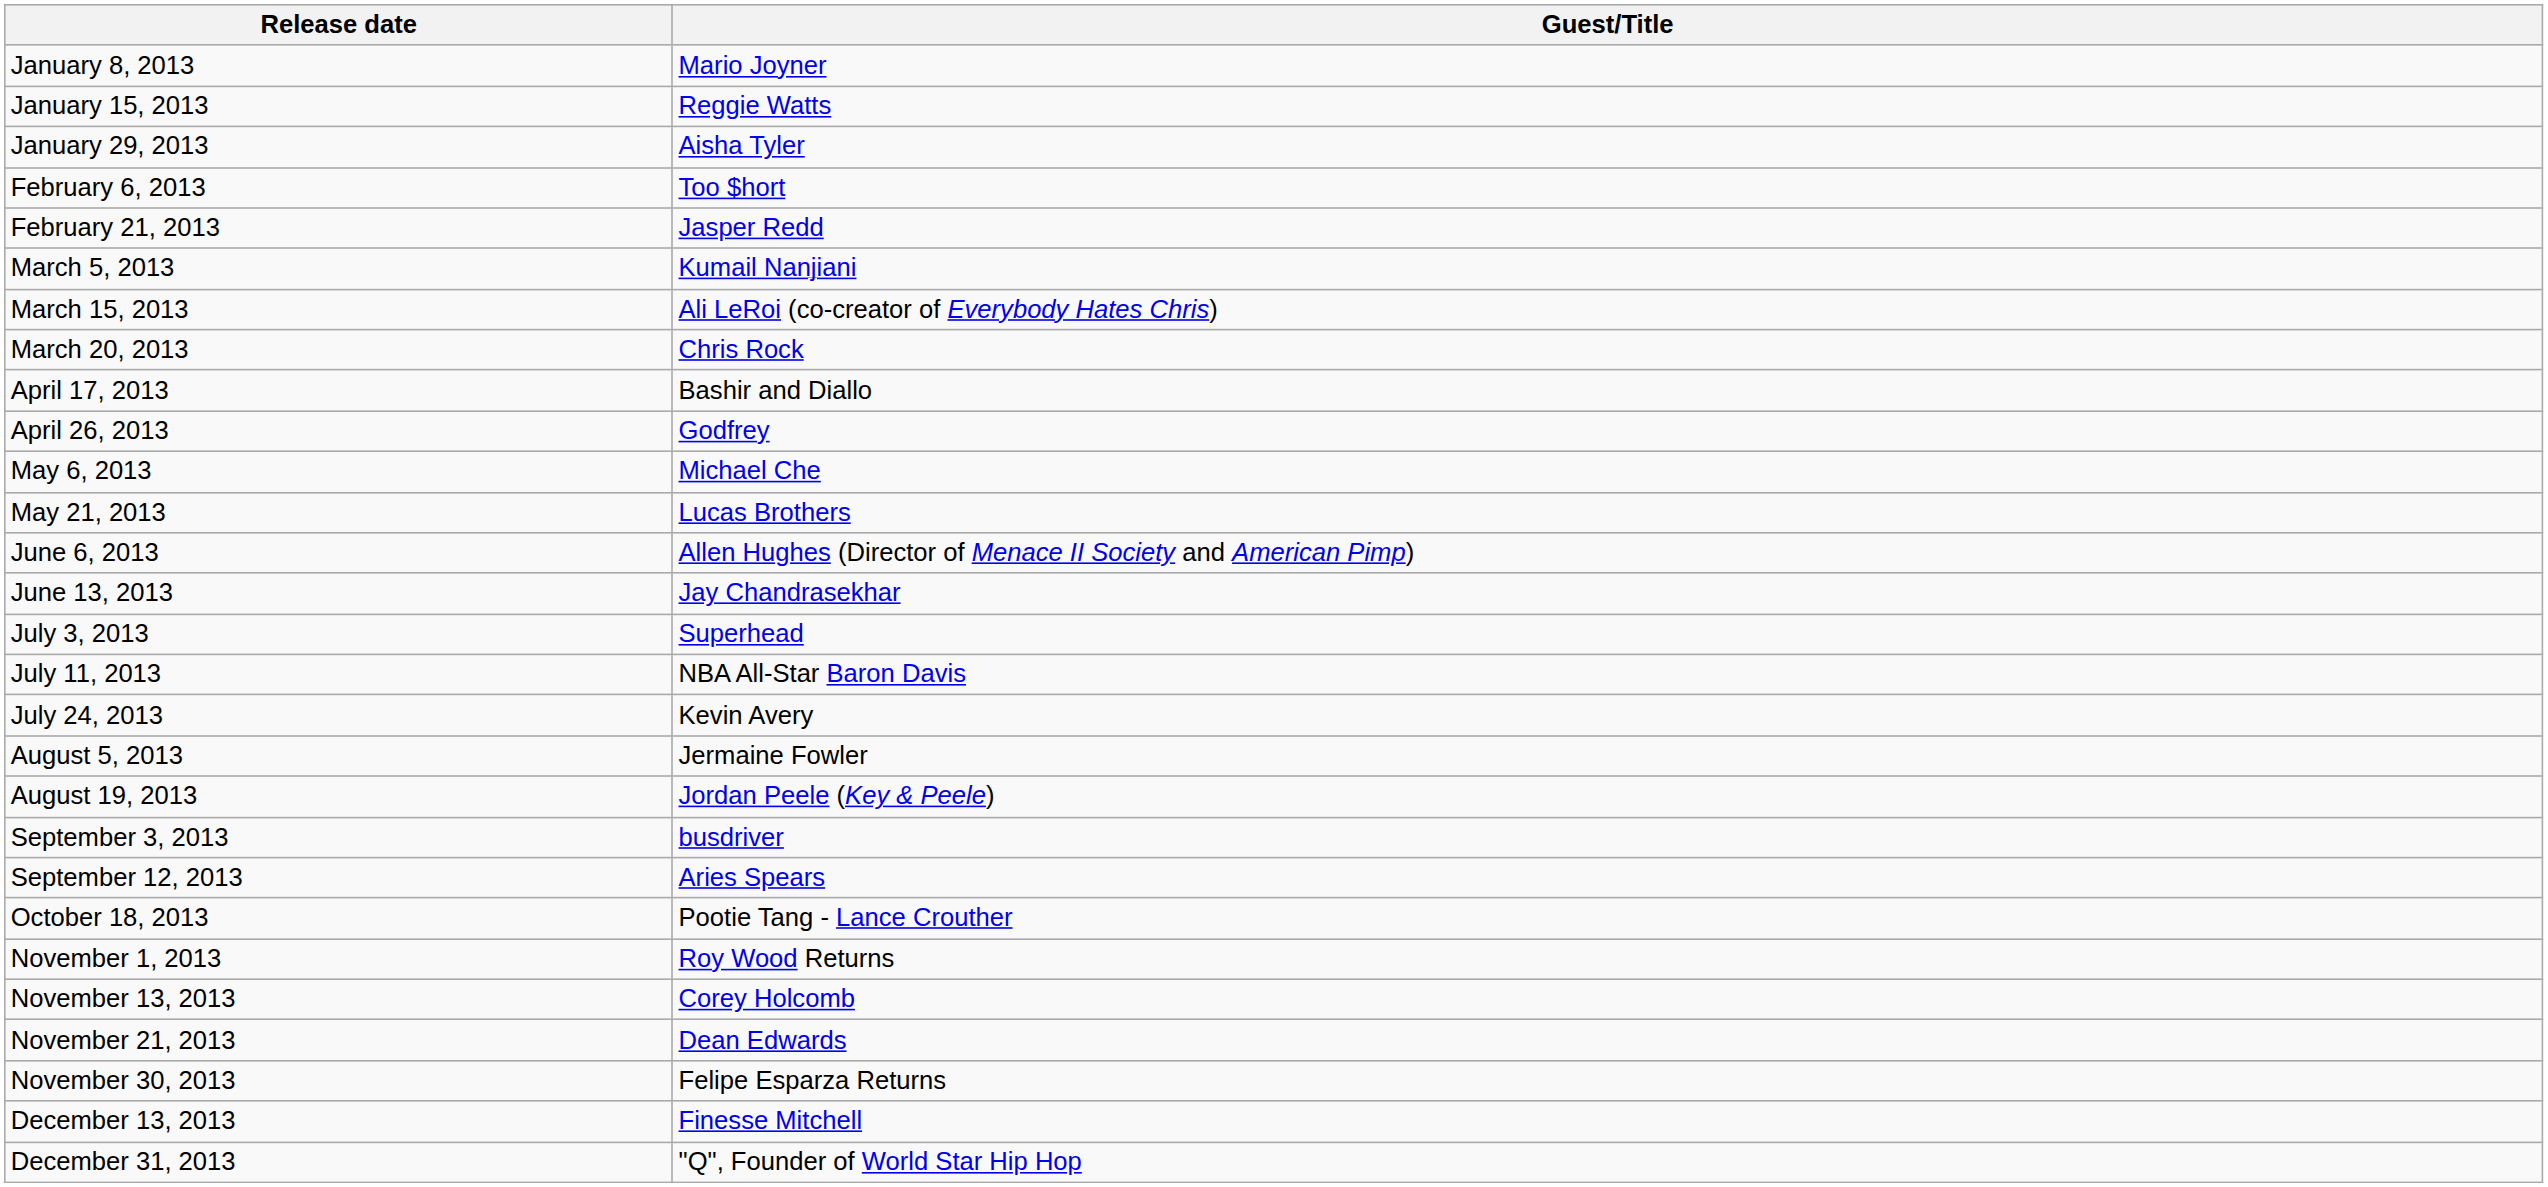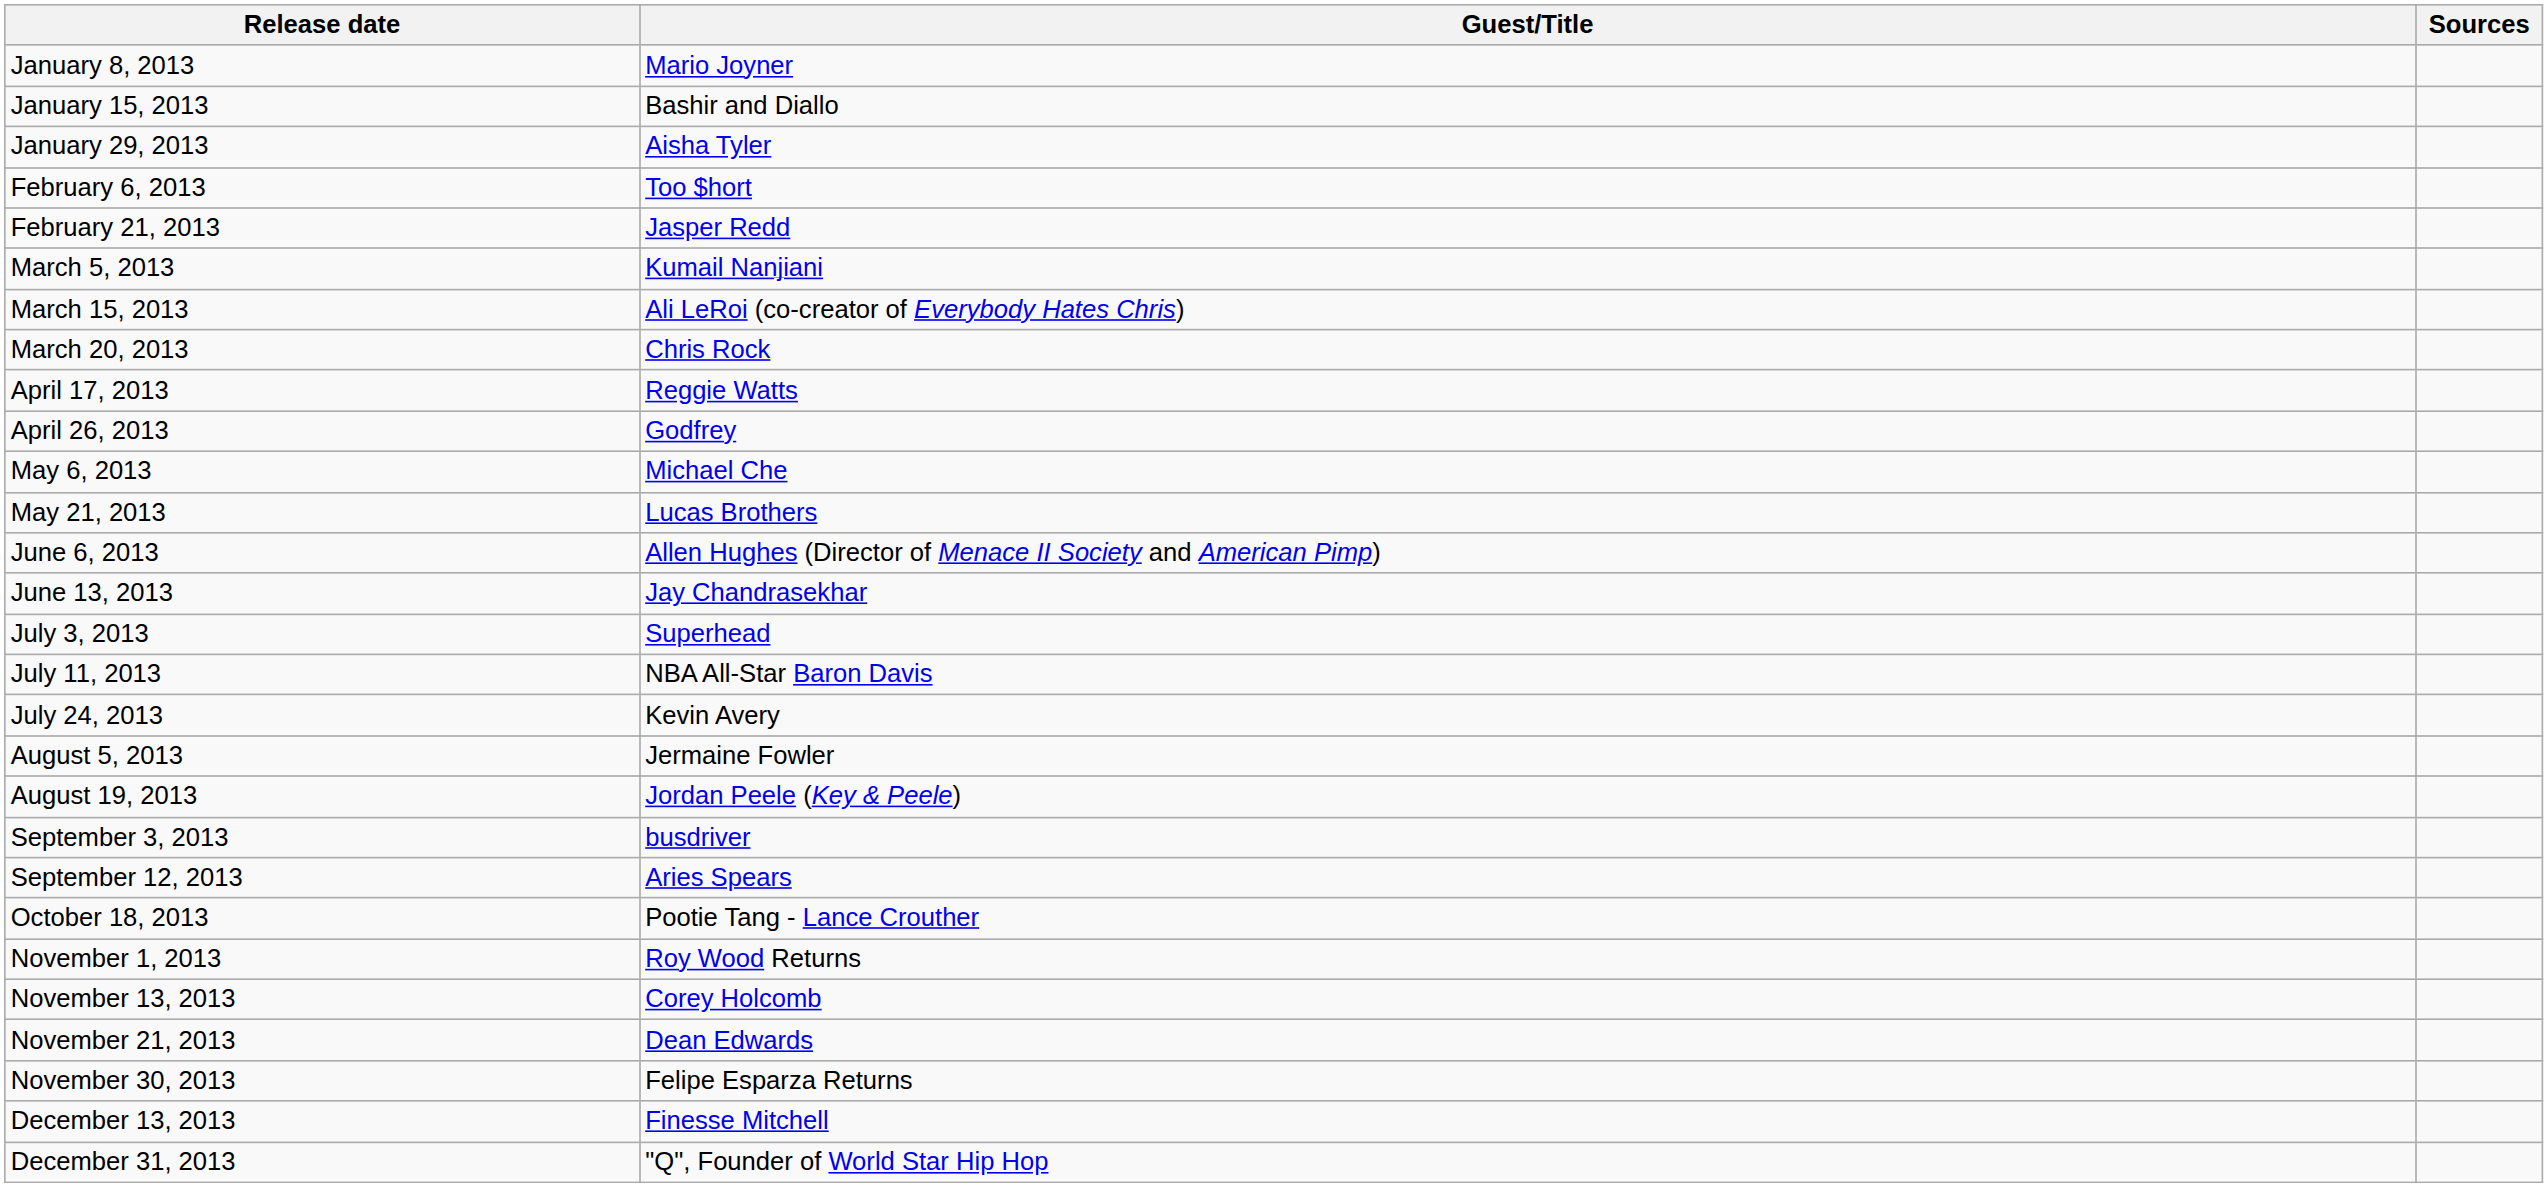+ column: (2479, 24)
(755, 106) Reggie Watts -> (742, 106) Bashir and Diallo
(775, 390) Bashir and Diallo -> (722, 390) Reggie Watts
